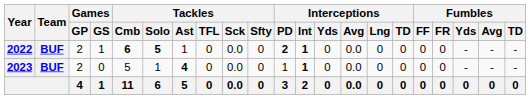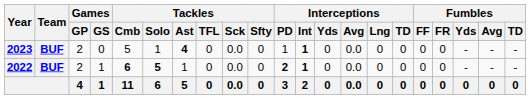rows swapped: (20, 49) <-> (20, 67)
